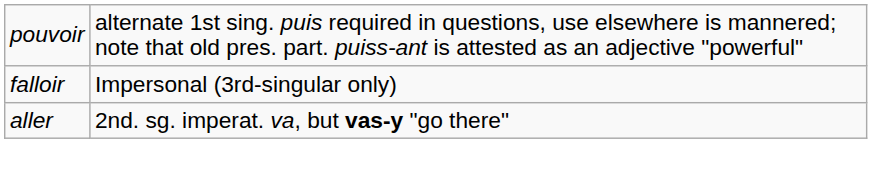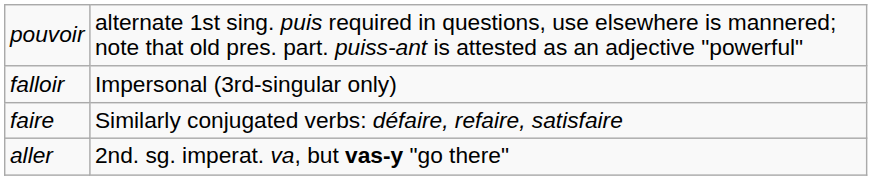+ row: (32, 120)
